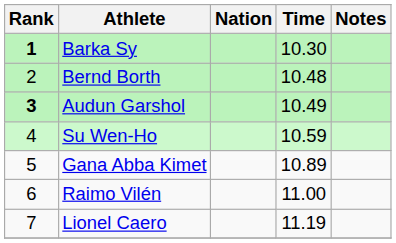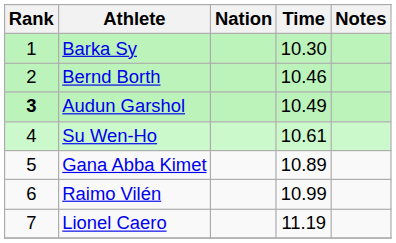(31, 48) bold -> (31, 48) normal
(304, 77) 10.48 -> (304, 77) 10.46
(304, 135) 10.59 -> (304, 135) 10.61
(304, 194) 11.00 -> (304, 194) 10.99
